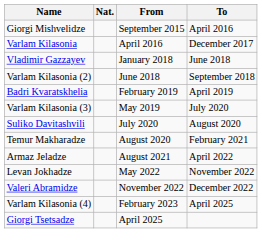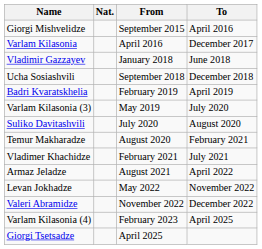- row: (49, 76)
+ row: (41, 76)
+ row: (48, 156)
